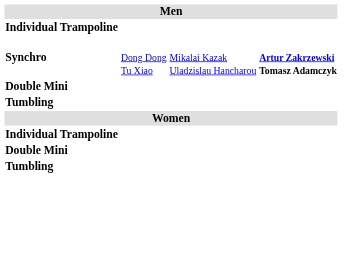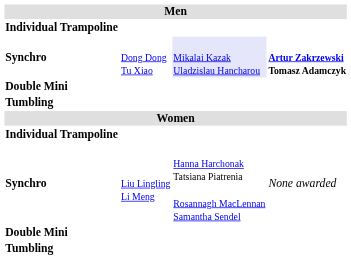(213, 64) no background -> (217, 64) lavender background
+ row: (26, 183)
